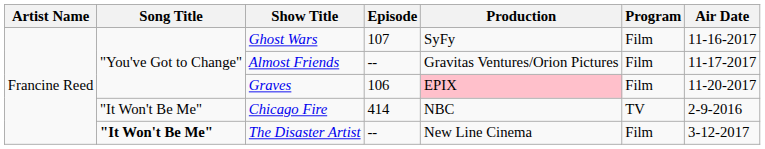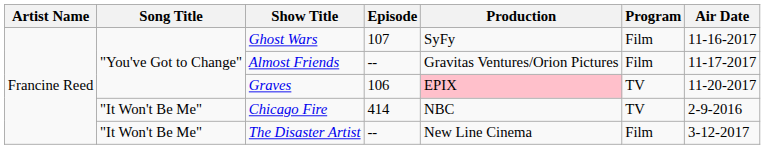(639, 86) Film -> (635, 86) TV
(157, 132) bold -> (151, 132) normal
